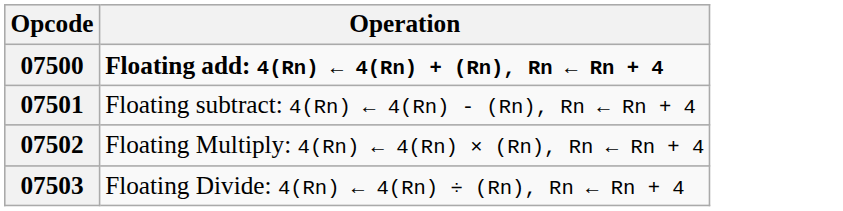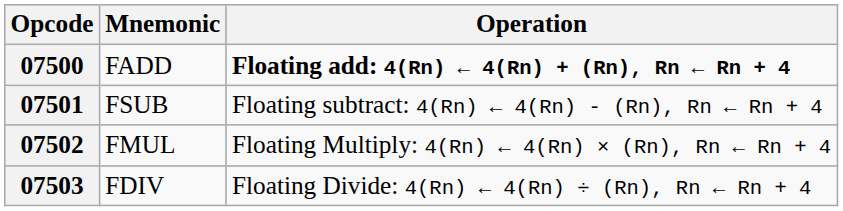+ column: (163, 24)
